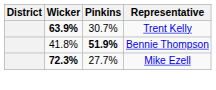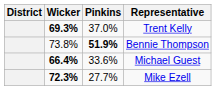(63, 28) 63.9% -> (63, 28) 69.3%
(103, 28) 30.7% -> (103, 28) 37.0%
(63, 45) 41.8% -> (63, 45) 73.8%
+ row: (167, 61)
